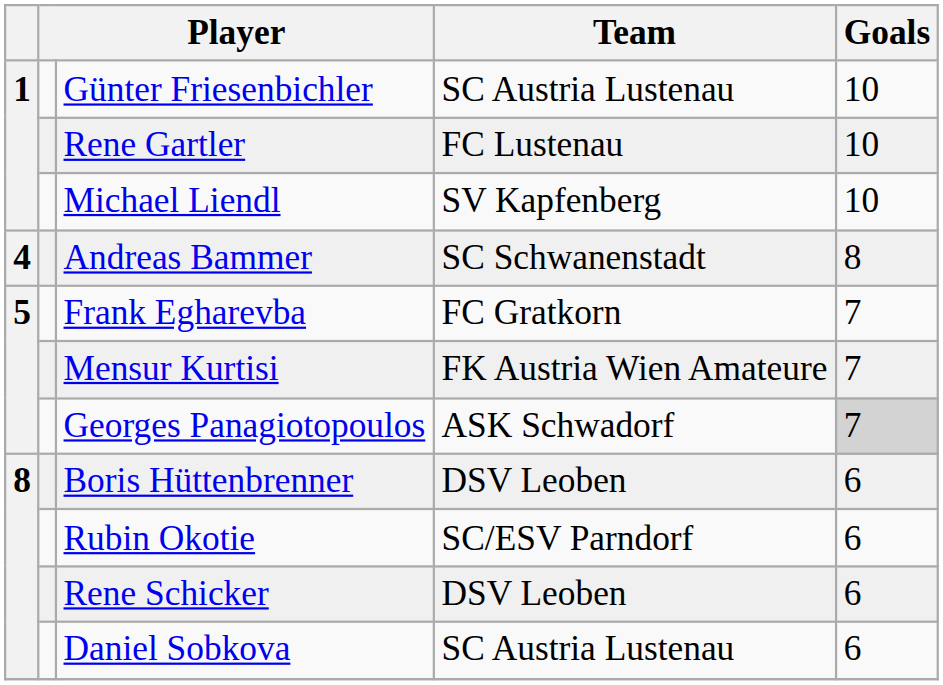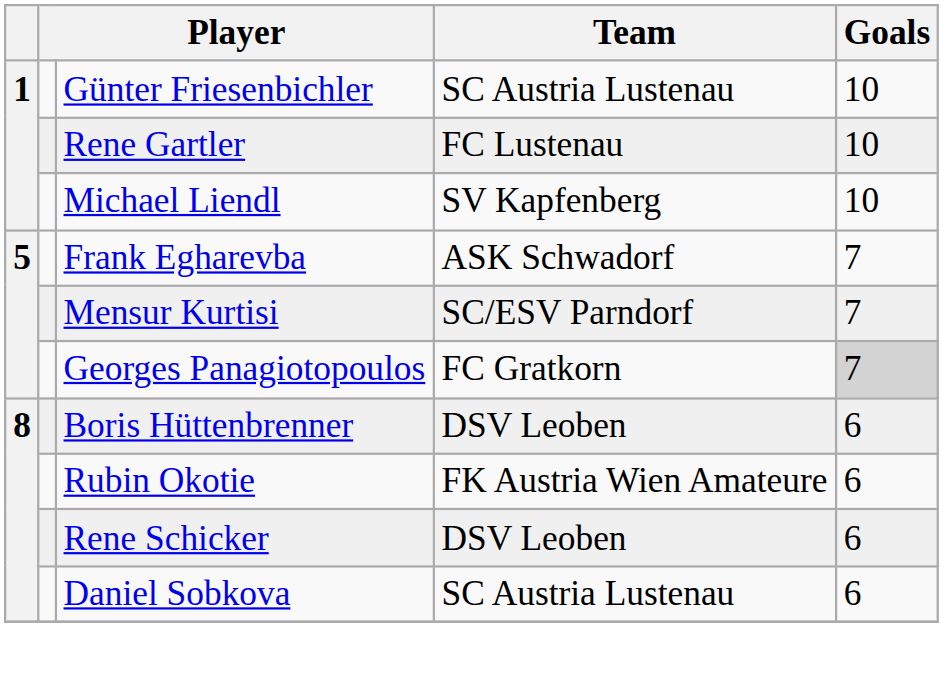- row: (188, 256)
(531, 312) FC Gratkorn -> (558, 256) ASK Schwadorf
(635, 369) FK Austria Wien Amateure -> (567, 312) SC/ESV Parndorf
(558, 425) ASK Schwadorf -> (531, 369) FC Gratkorn
(567, 537) SC/ESV Parndorf -> (635, 481) FK Austria Wien Amateure
